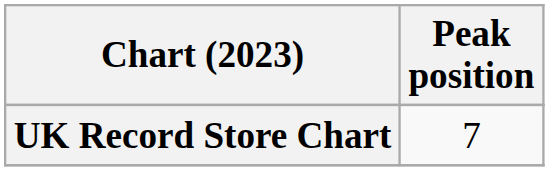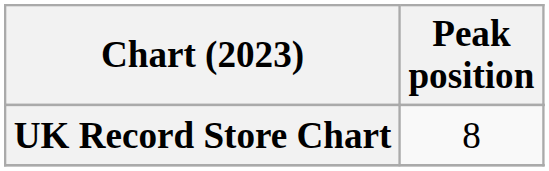(471, 134) 7 -> (471, 134) 8
